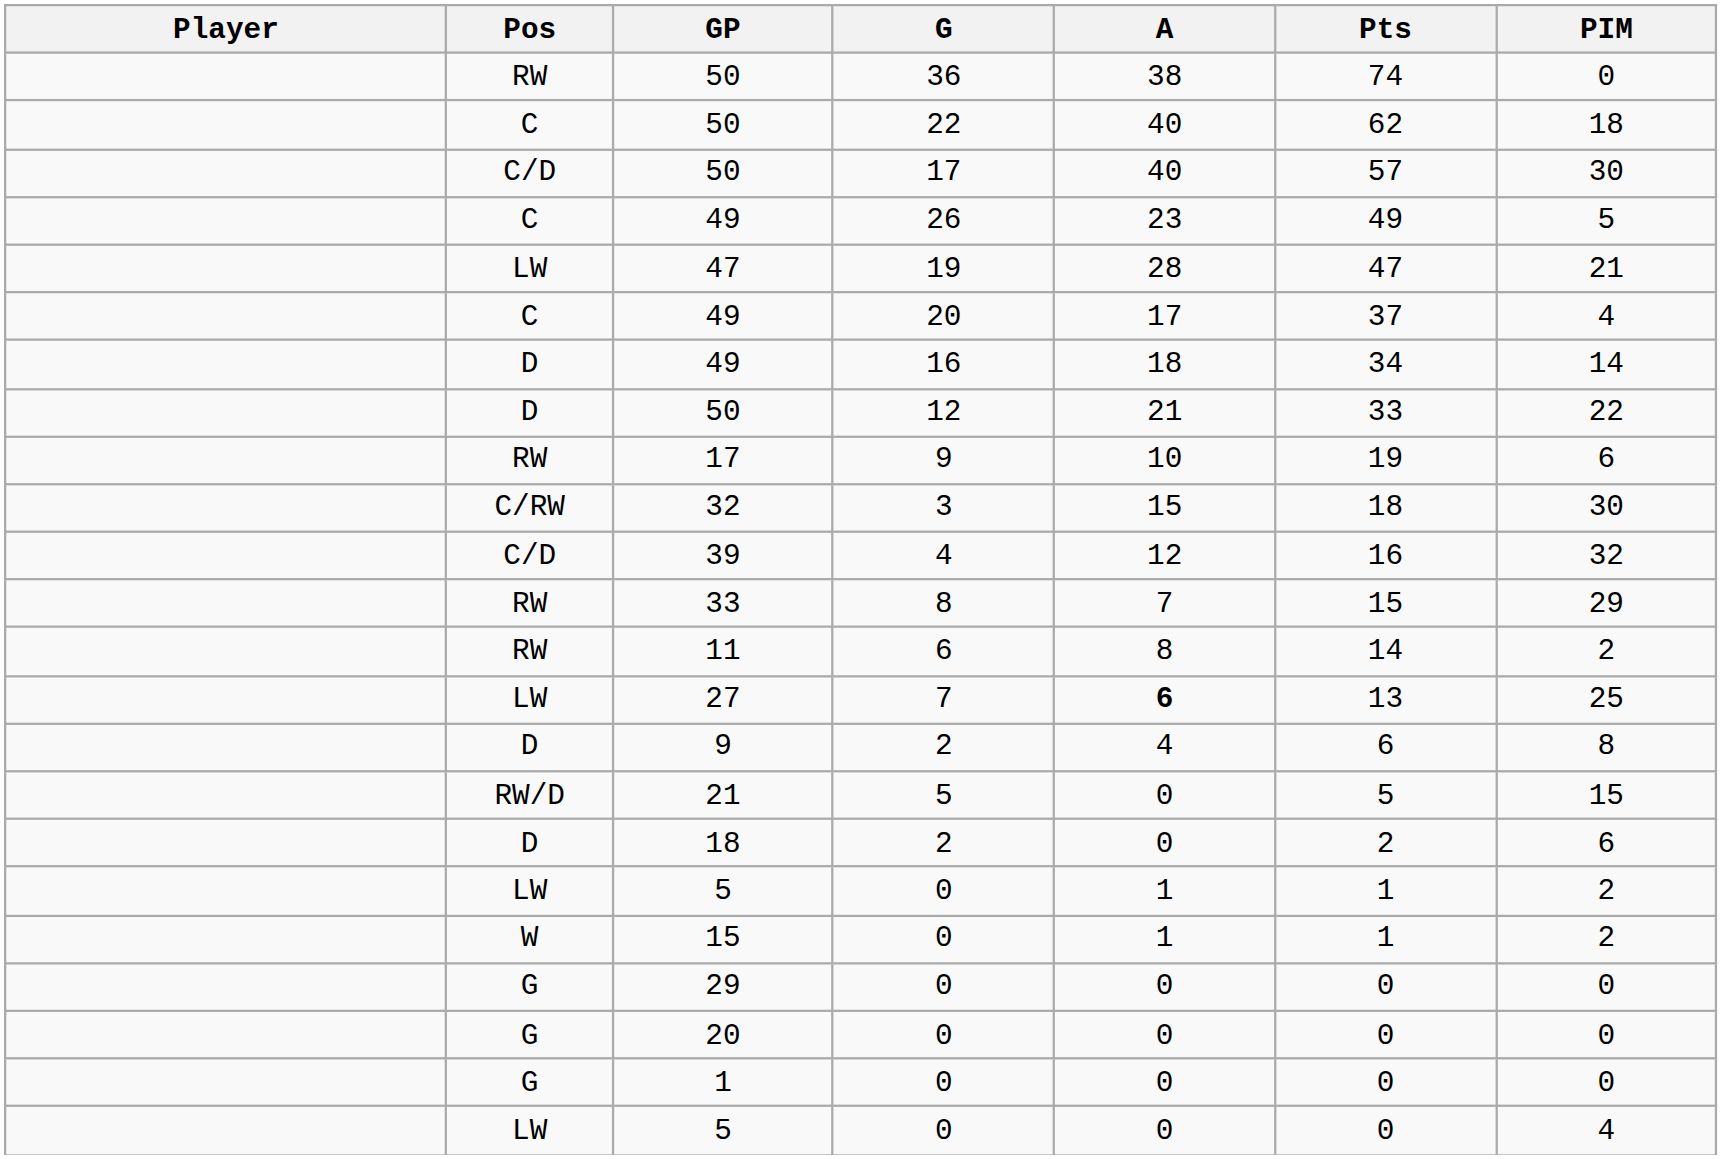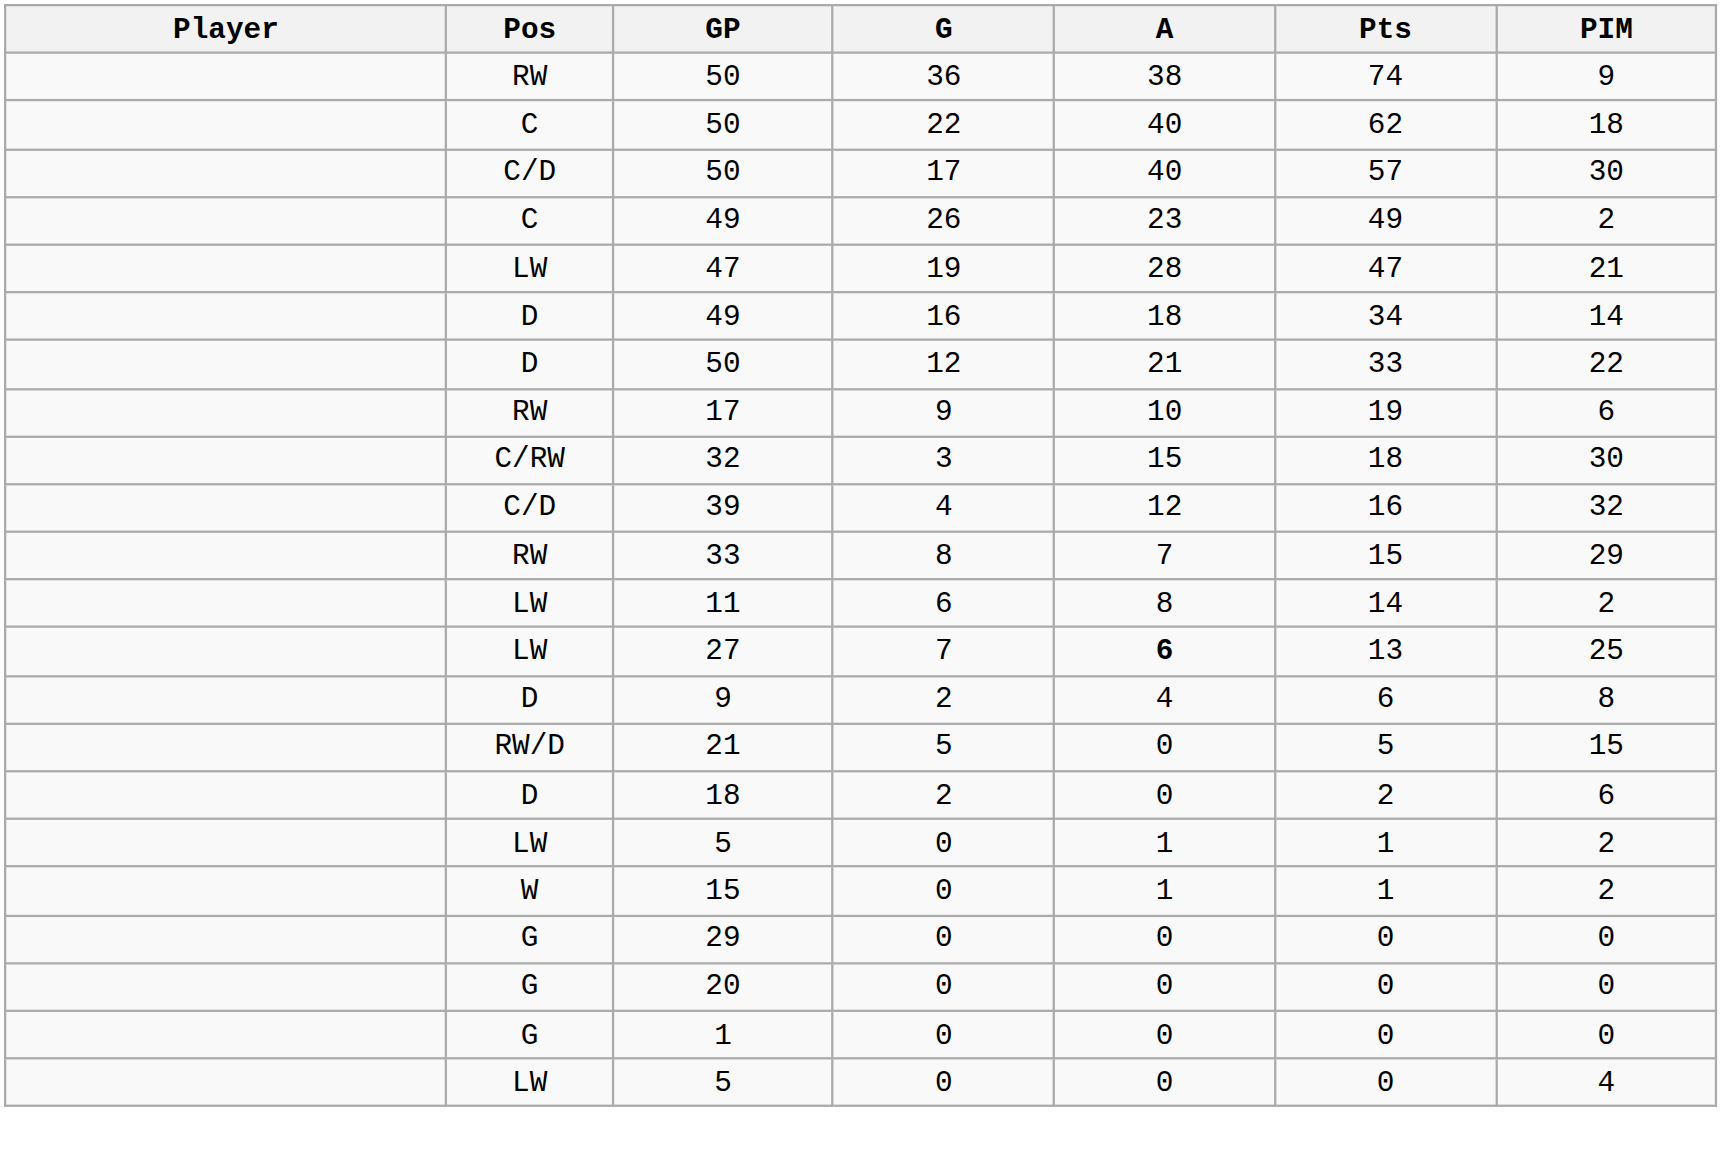(1606, 77) 0 -> (1606, 77) 9
(1606, 221) 5 -> (1606, 221) 2
- row: (723, 316)
(530, 652) RW -> (530, 604) LW
